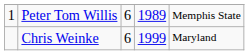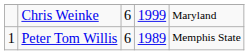rows swapped: (69, 15) <-> (60, 38)
